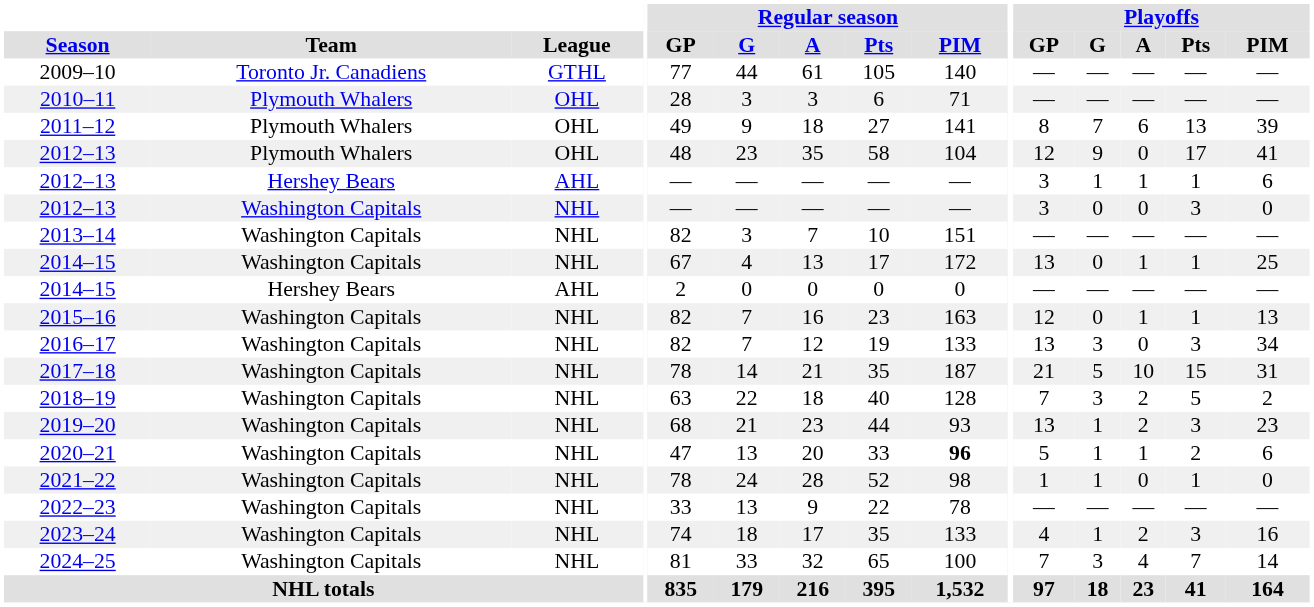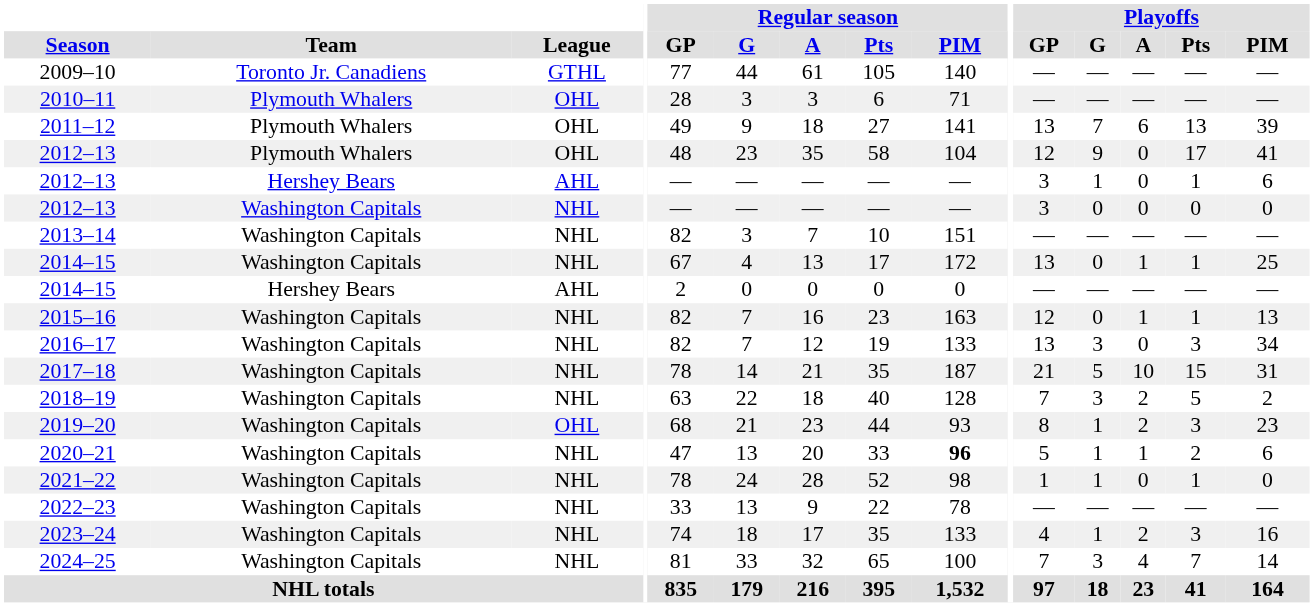(1044, 126) 8 -> (1044, 126) 13
(1143, 180) 1 -> (1143, 180) 0
(1196, 207) 3 -> (1196, 207) 0
(577, 425) NHL -> (577, 425) OHL
(1044, 425) 13 -> (1044, 425) 8
